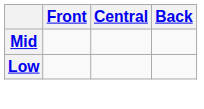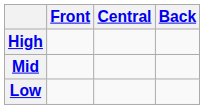+ row: (26, 41)
